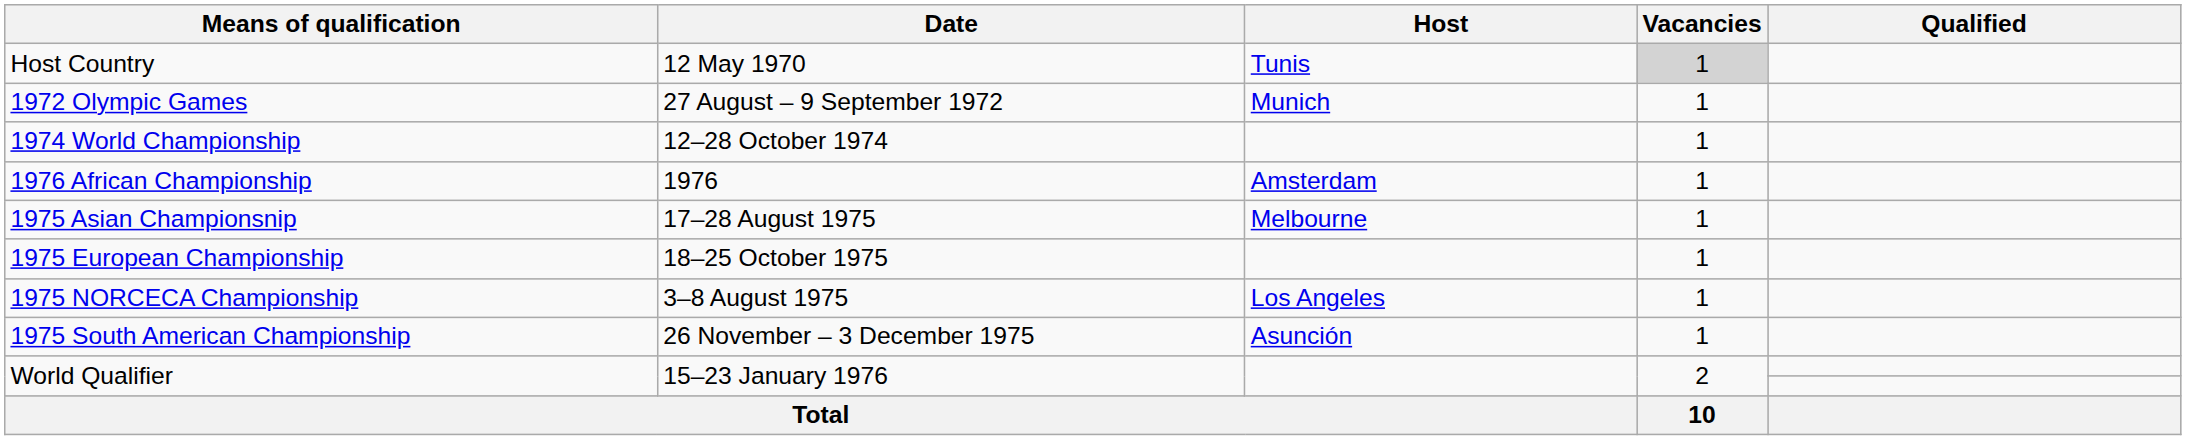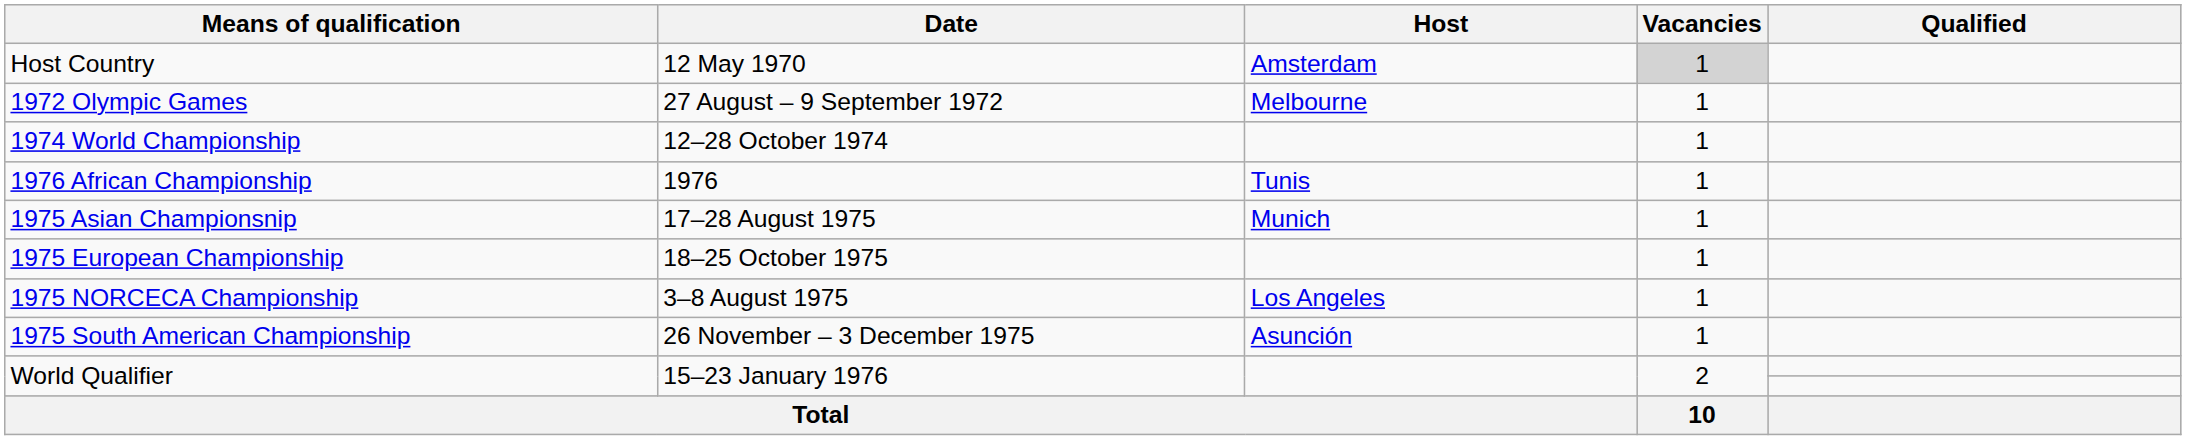(1280, 63) Tunis -> (1314, 63) Amsterdam
(1290, 102) Munich -> (1309, 102) Melbourne
(1314, 180) Amsterdam -> (1280, 180) Tunis
(1309, 219) Melbourne -> (1290, 219) Munich
